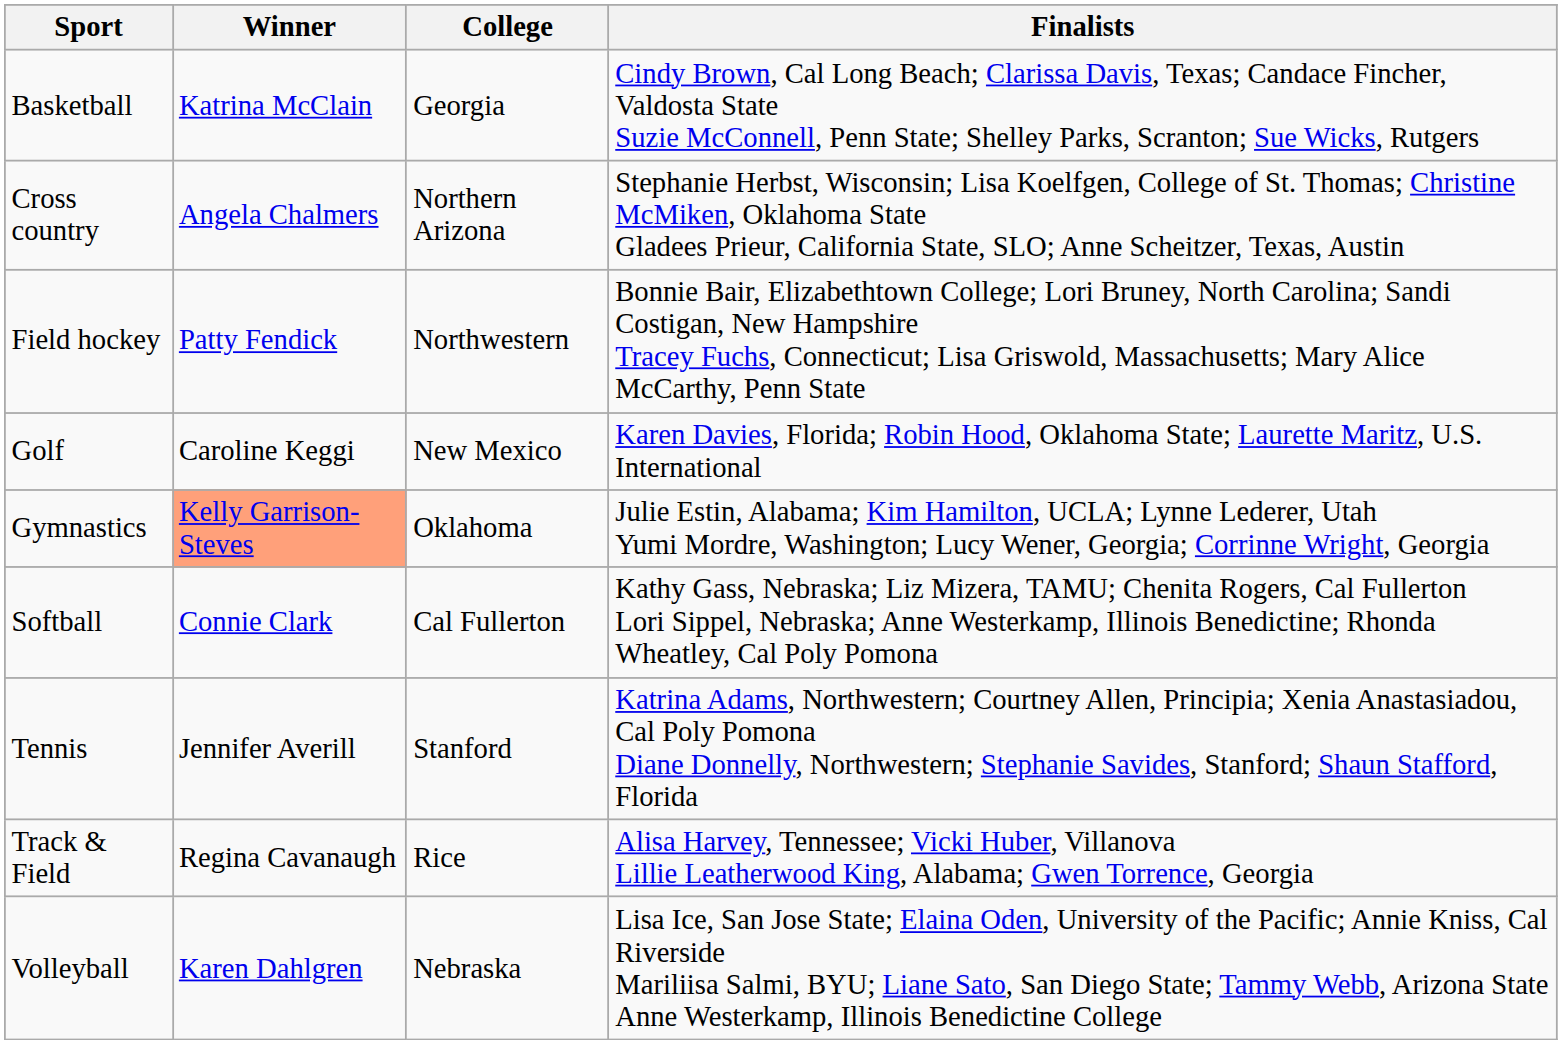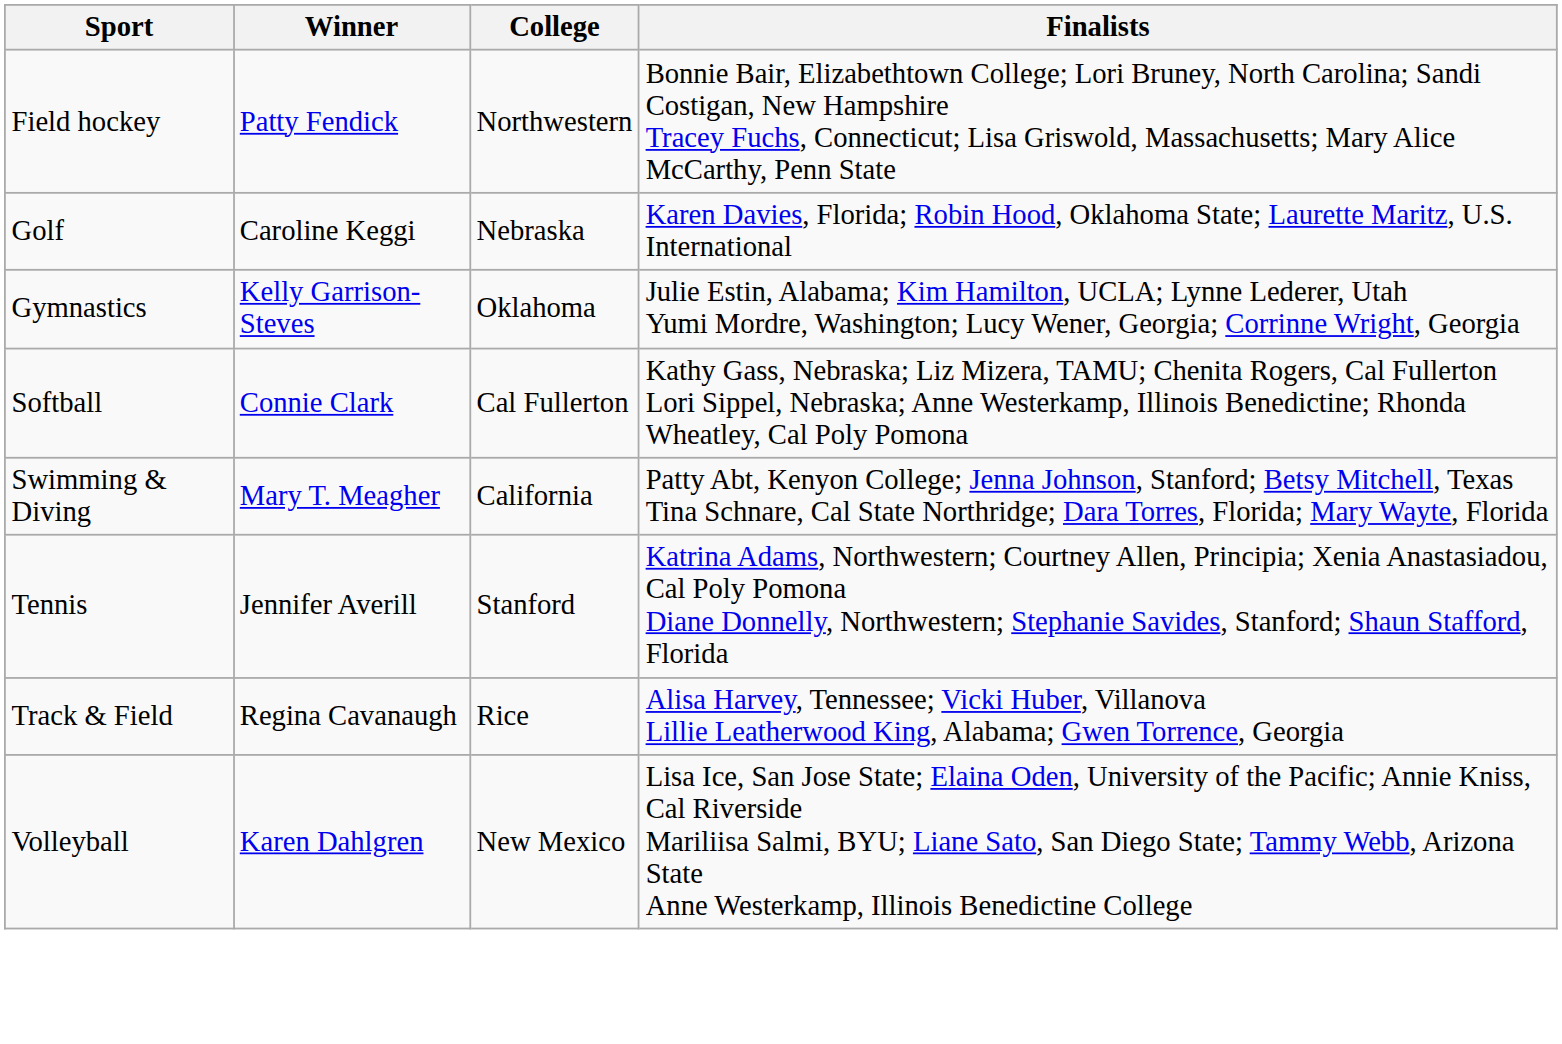- row: (72, 104)
- row: (55, 214)
(487, 450) New Mexico -> (531, 230) Nebraska
(269, 528) lightsalmon background -> (330, 308) no background
+ row: (89, 495)
(467, 967) Nebraska -> (551, 841) New Mexico
